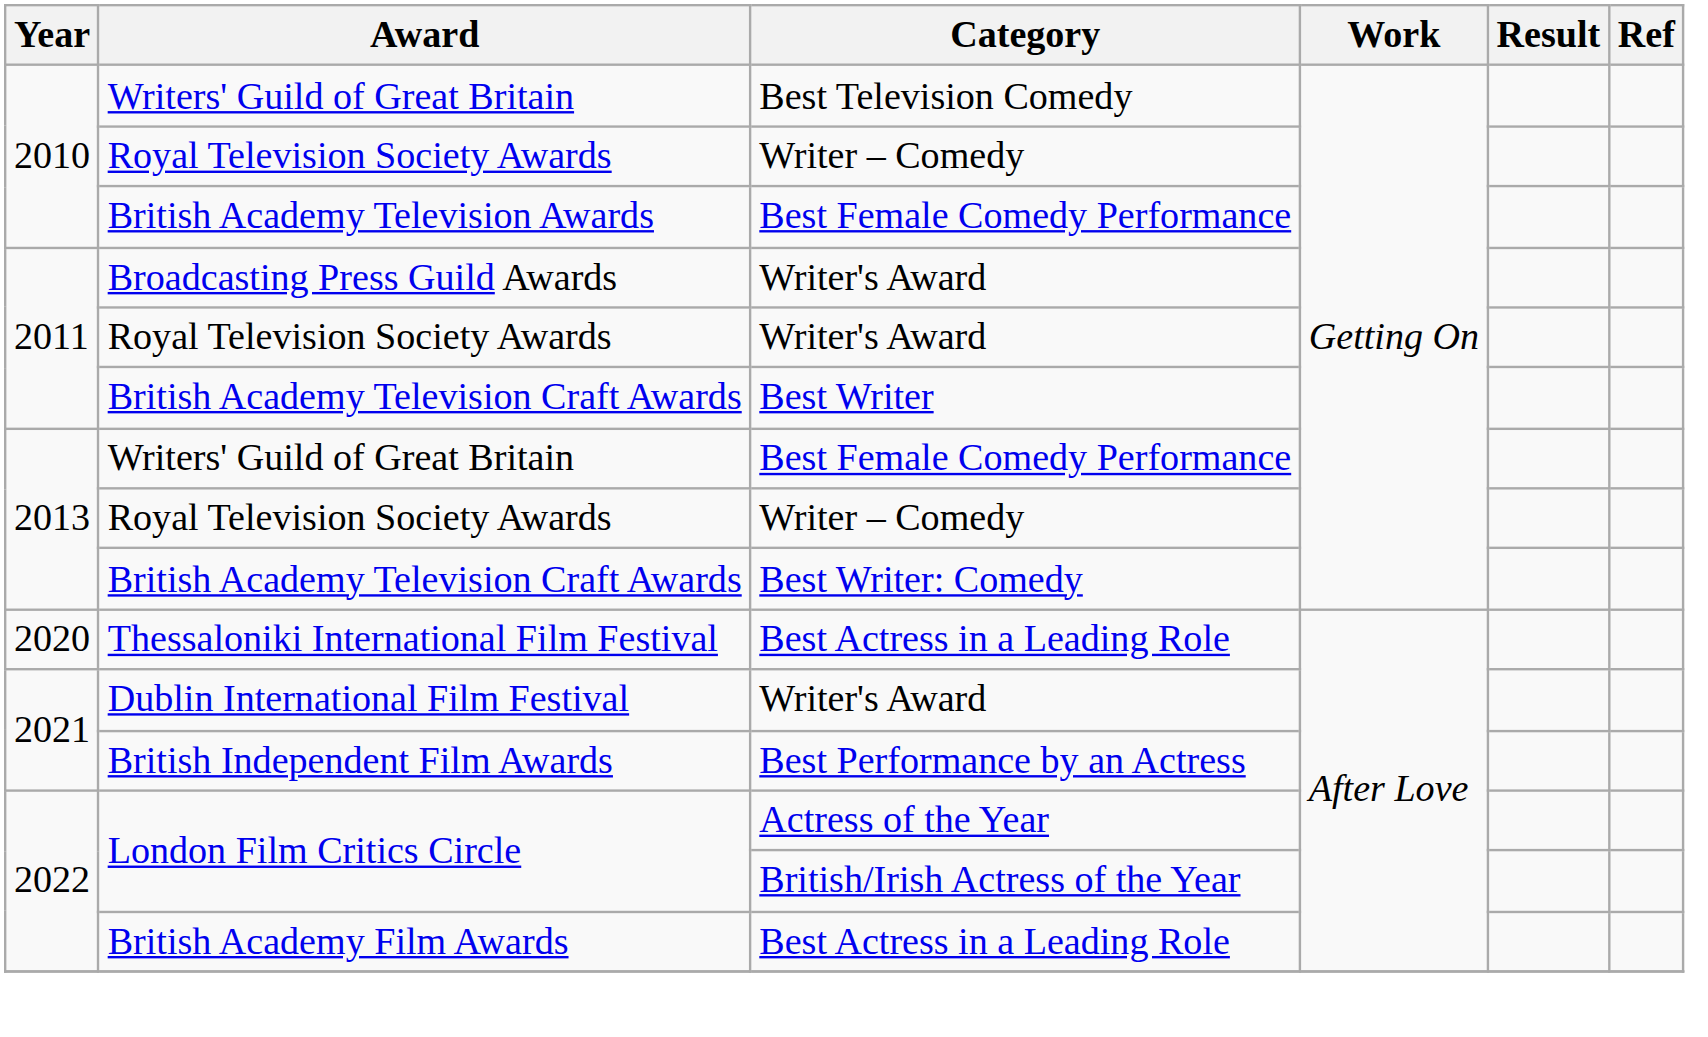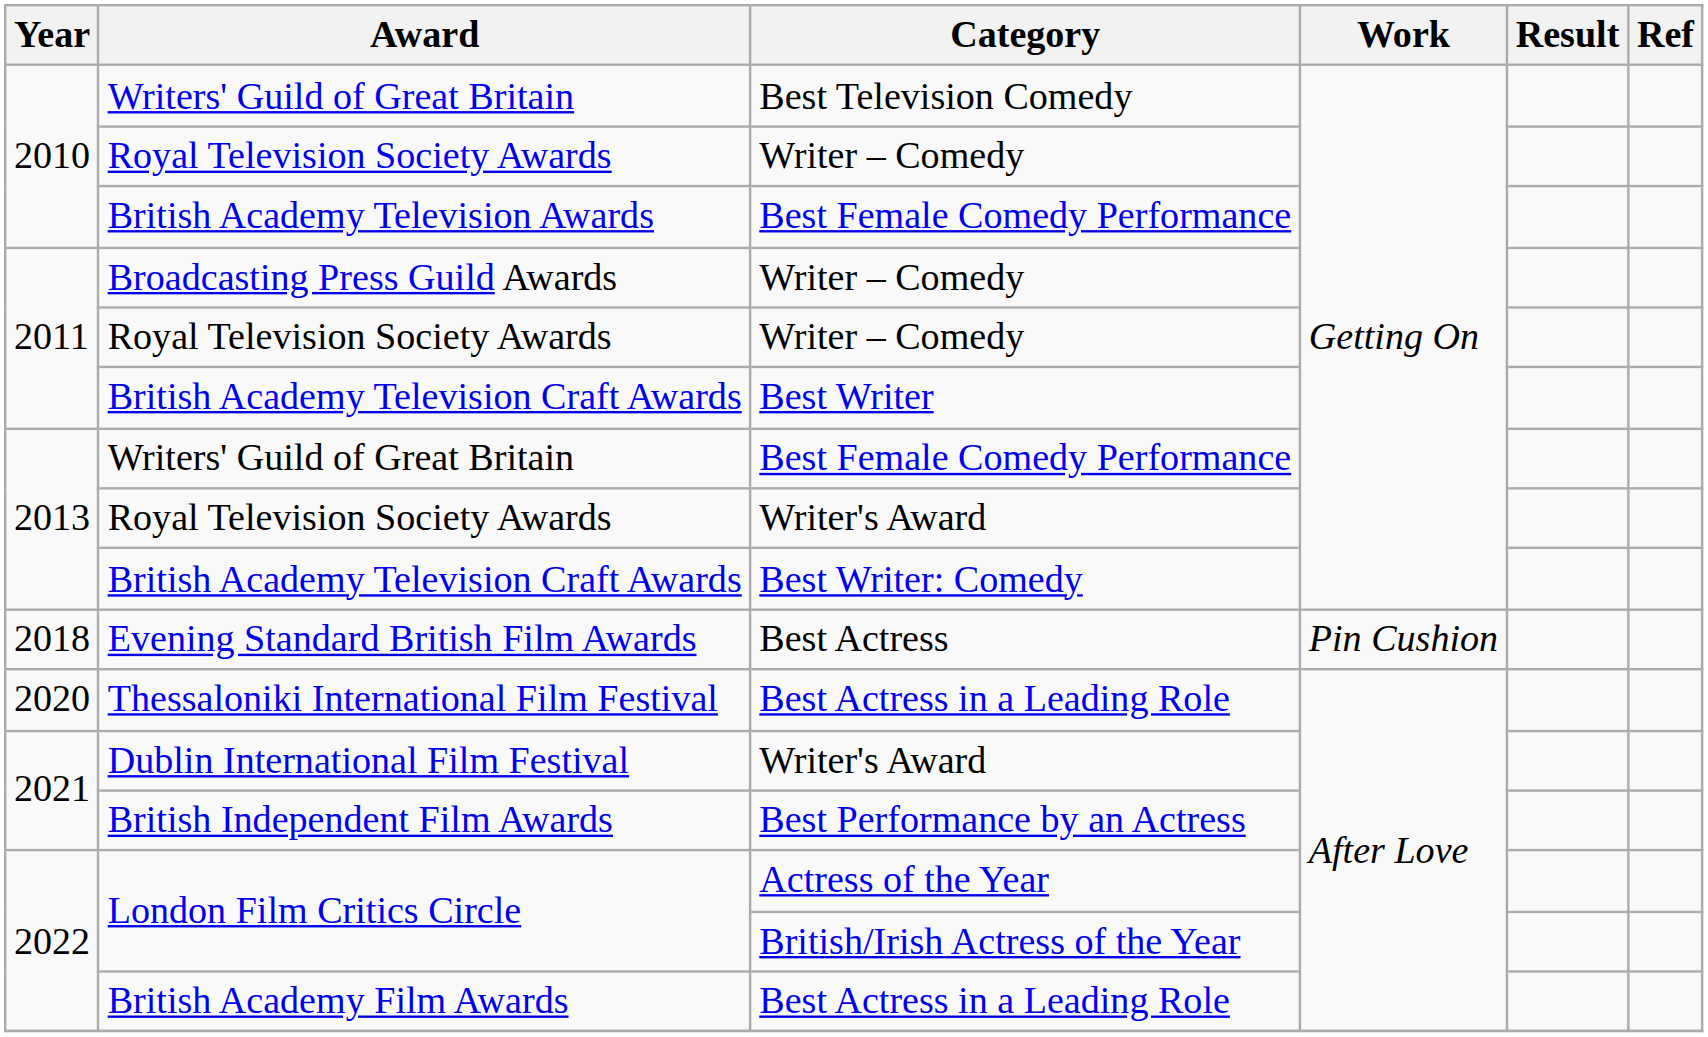(873, 276) Writer's Award -> (892, 276) Writer – Comedy
(873, 336) Writer's Award -> (892, 336) Writer – Comedy
(892, 517) Writer – Comedy -> (873, 517) Writer's Award
+ row: (52, 638)
